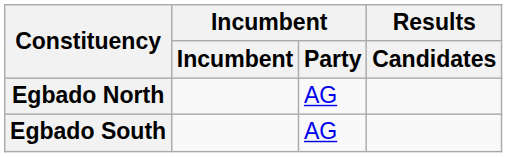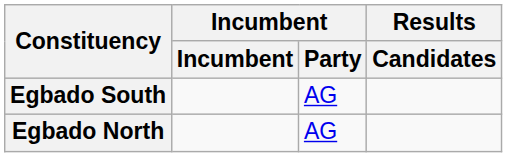rows swapped: (88, 95) <-> (88, 132)
